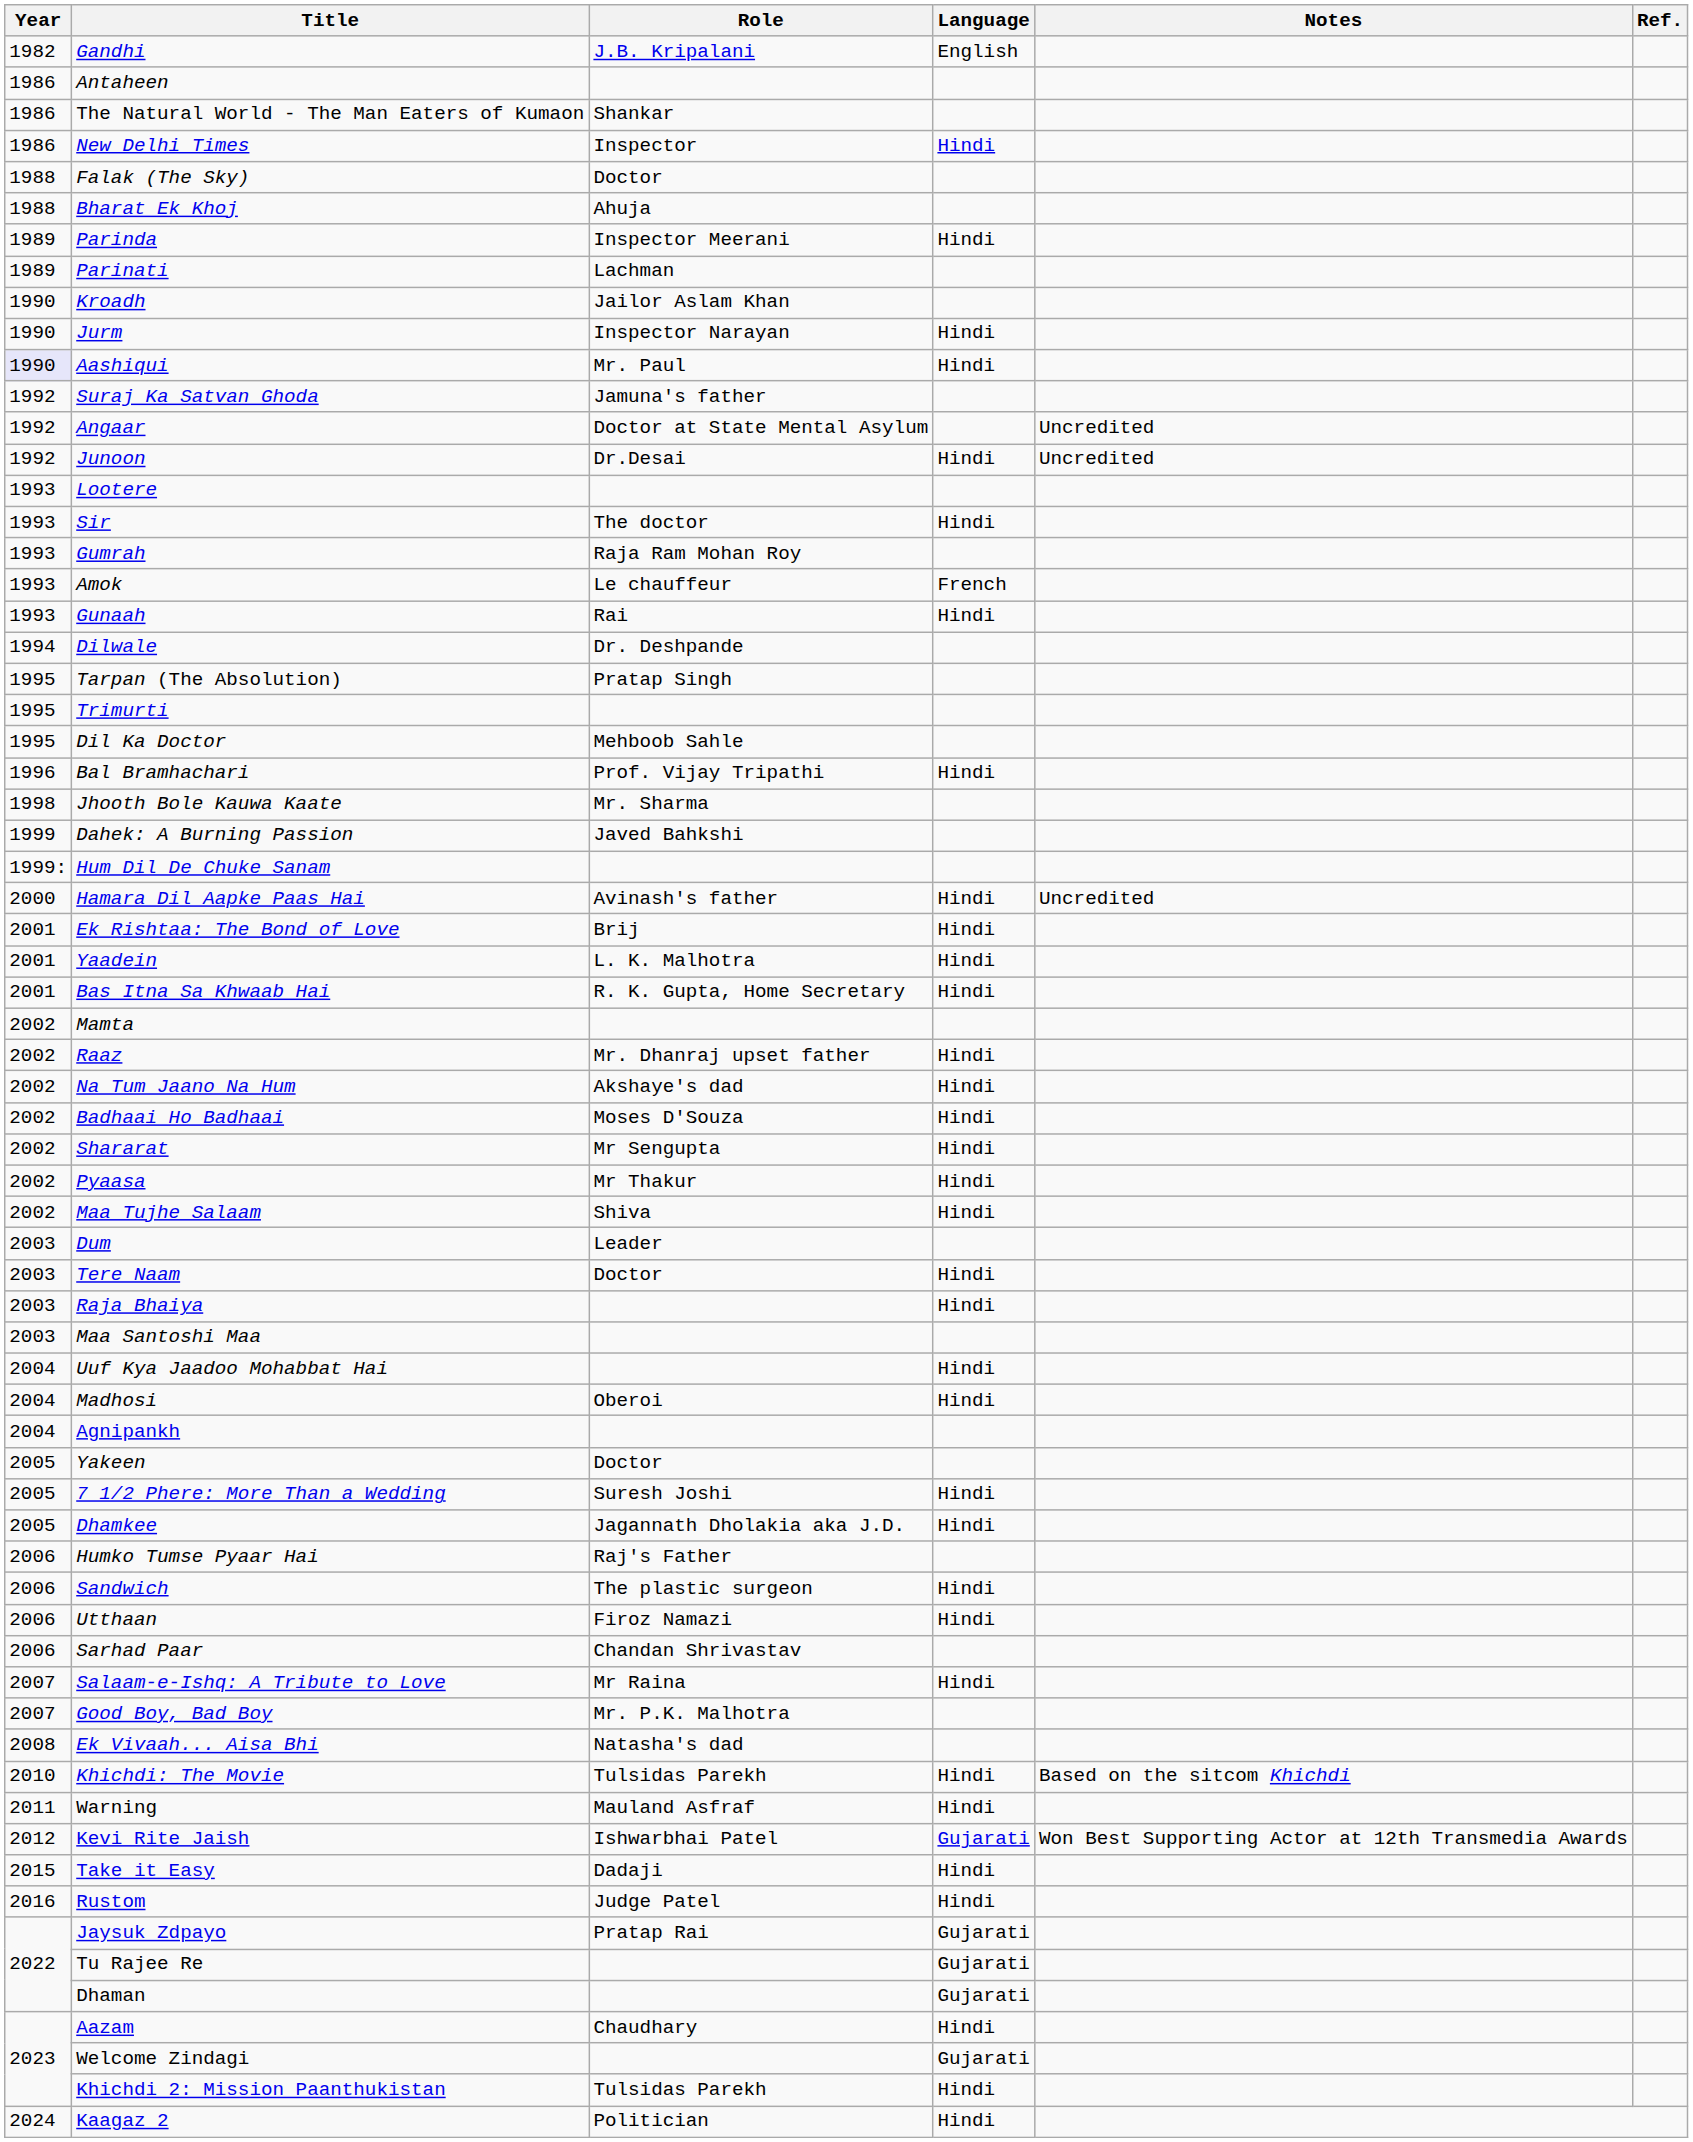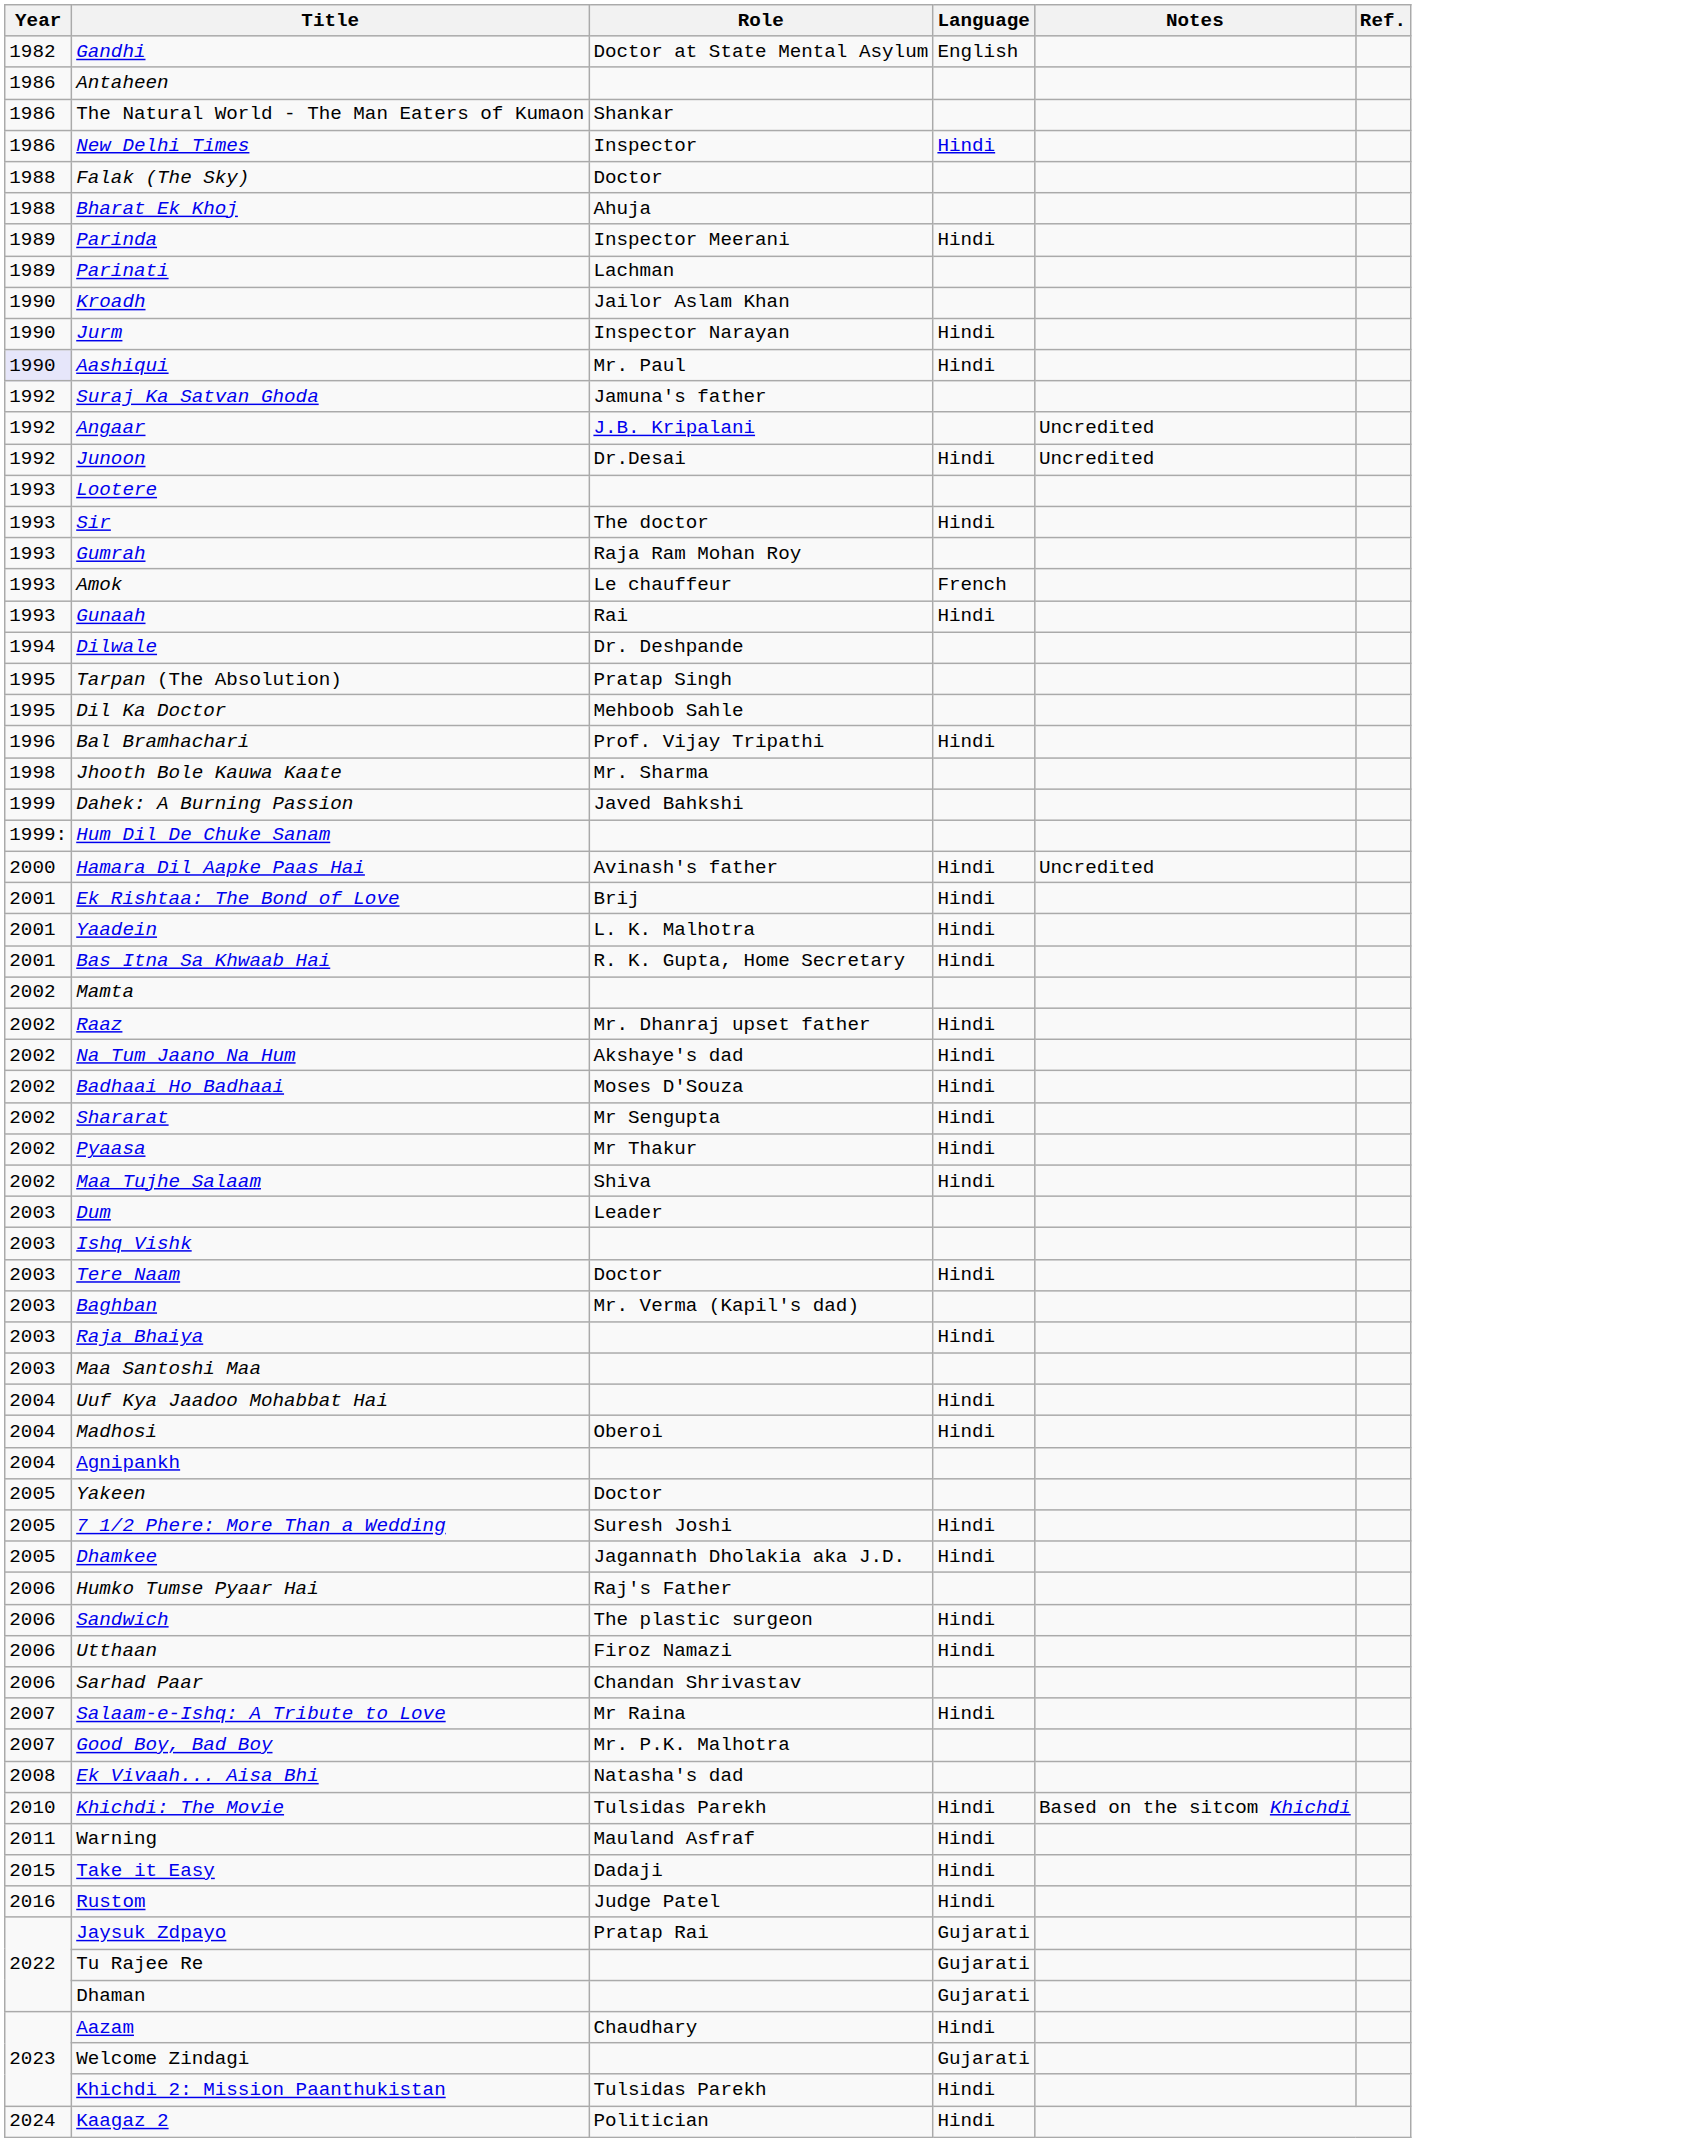(674, 52) J.B. Kripalani -> (761, 52) Doctor at State Mental Asylum
(761, 428) Doctor at State Mental Asylum -> (674, 428) J.B. Kripalani
- row: (122, 710)
+ row: (134, 1243)
+ row: (117, 1306)
- row: (163, 1839)
